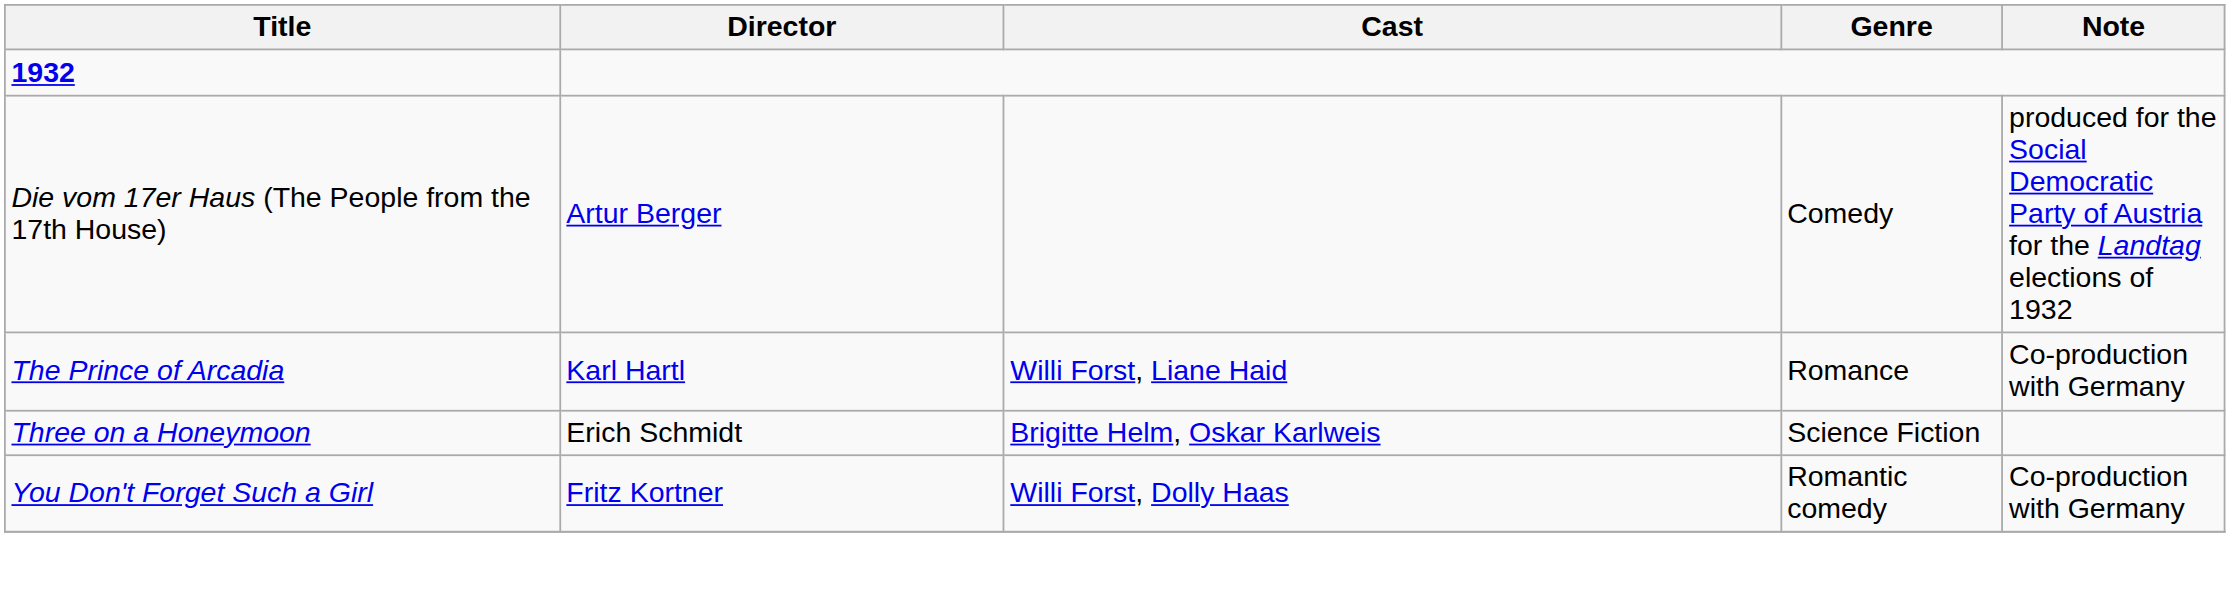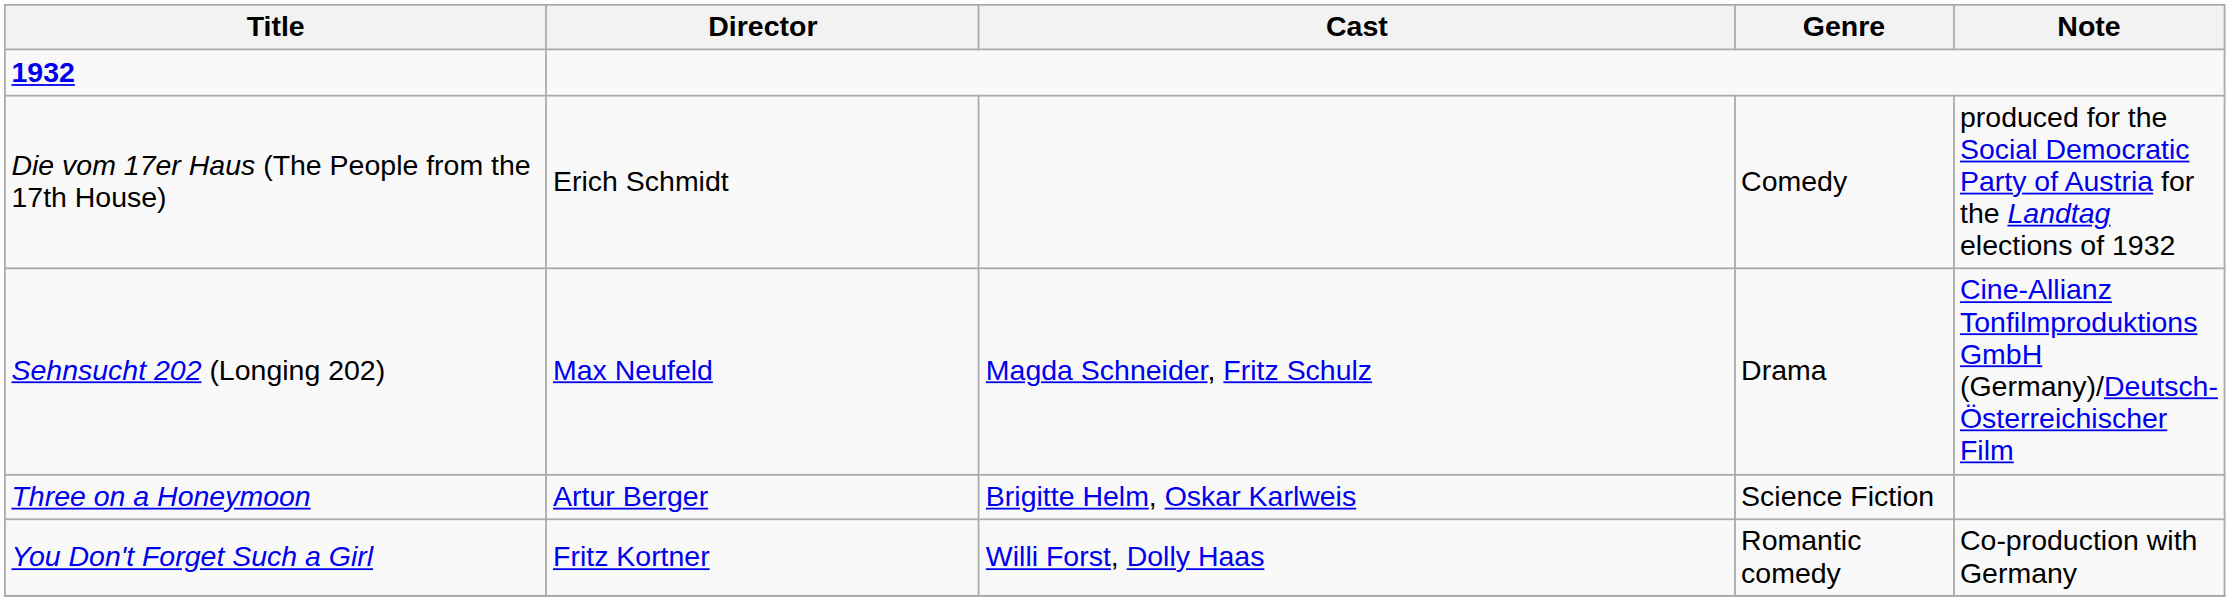(644, 213) Artur Berger -> (641, 181) Erich Schmidt
- row: (148, 370)
+ row: (198, 370)
(654, 432) Erich Schmidt -> (631, 496) Artur Berger
